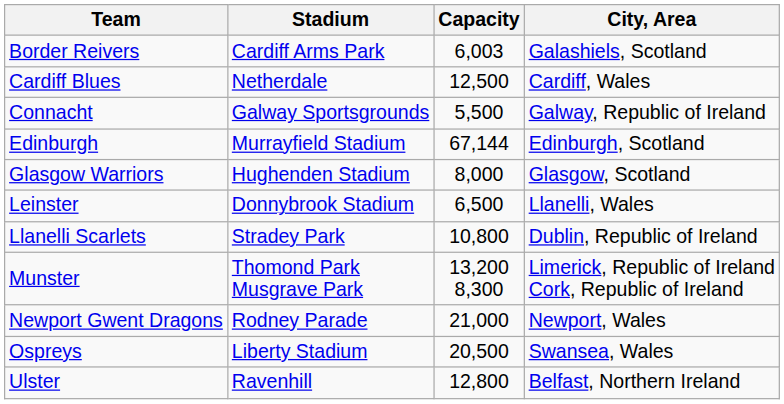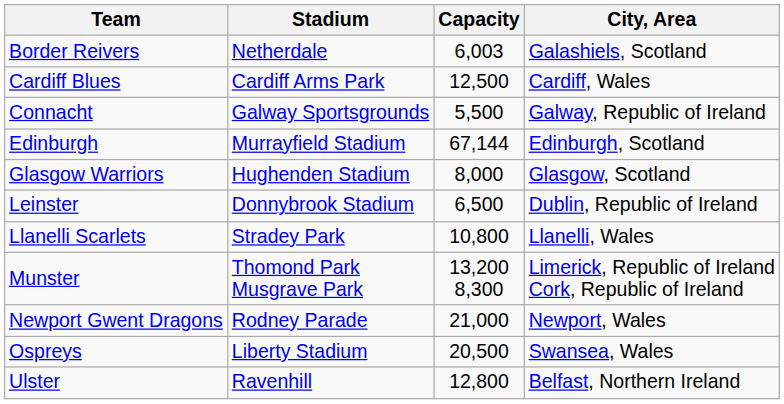(308, 50) Cardiff Arms Park -> (280, 50) Netherdale
(280, 81) Netherdale -> (308, 81) Cardiff Arms Park
(591, 205) Llanelli, Wales -> (643, 205) Dublin, Republic of Ireland
(643, 236) Dublin, Republic of Ireland -> (591, 236) Llanelli, Wales
